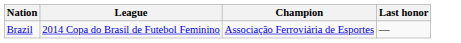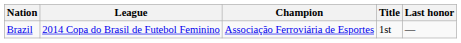+ column: (389, 12)
